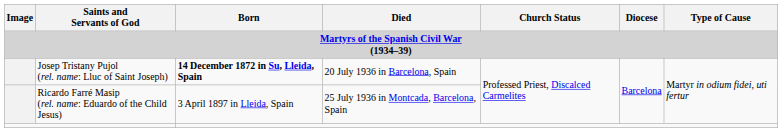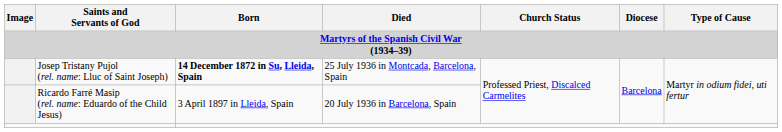(390, 71) 20 July 1936 in Barcelona, Spain -> (400, 71) 25 July 1936 in Montcada, Barcelona, Spain
(400, 104) 25 July 1936 in Montcada, Barcelona, Spain -> (390, 104) 20 July 1936 in Barcelona, Spain
